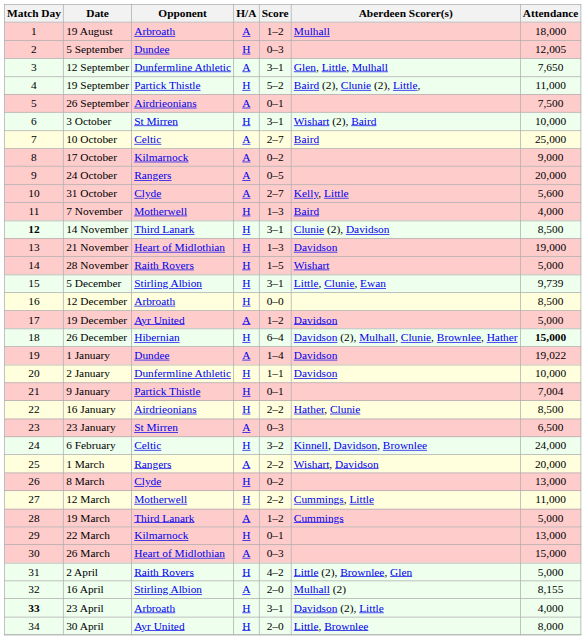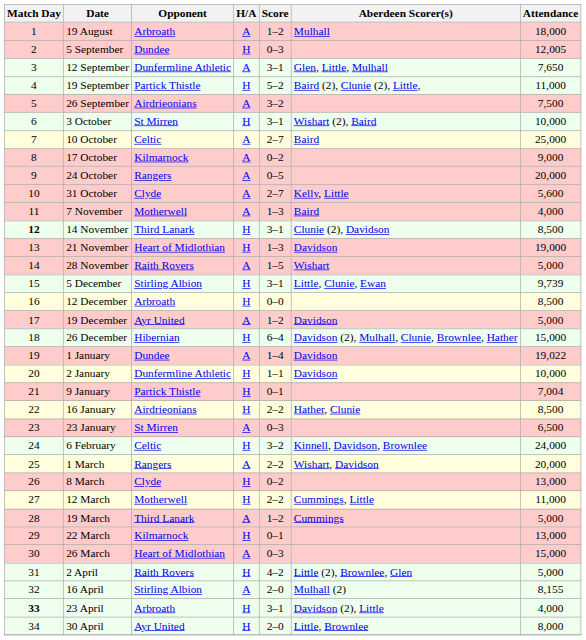(275, 103) 0–1 -> (275, 103) 3–2
(246, 211) H -> (246, 211) A
(246, 265) H -> (246, 265) A
(551, 337) bold -> (551, 337) normal
